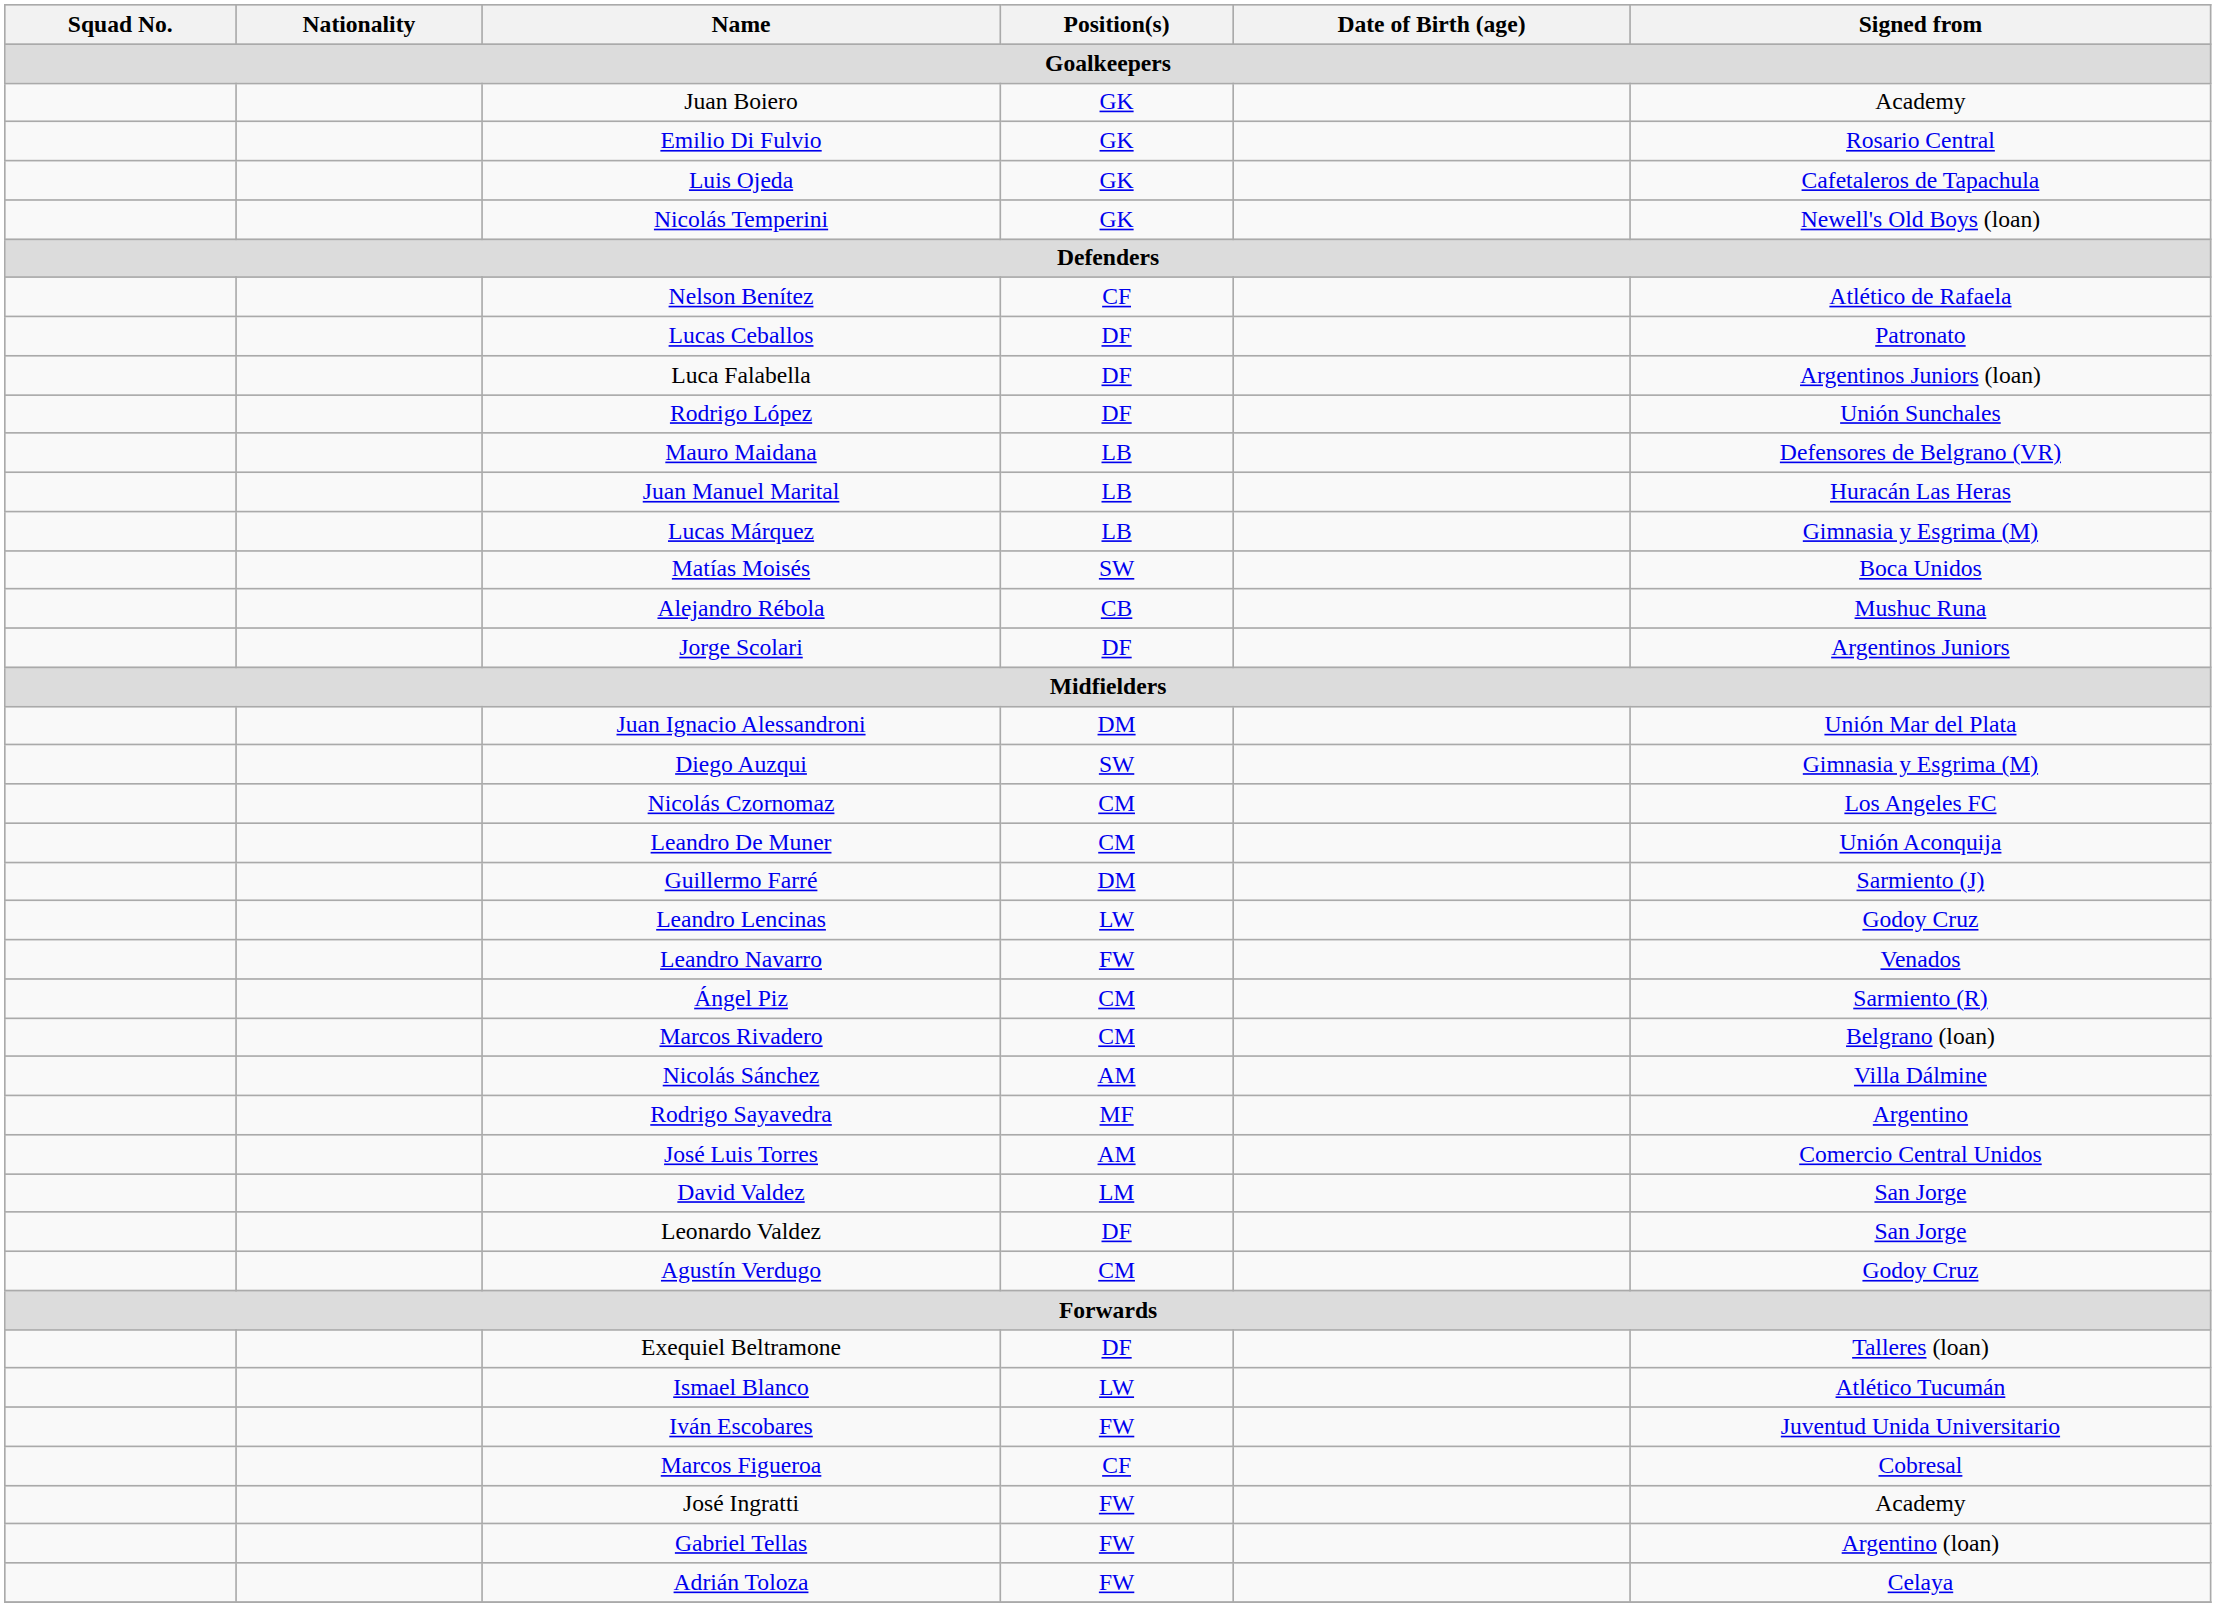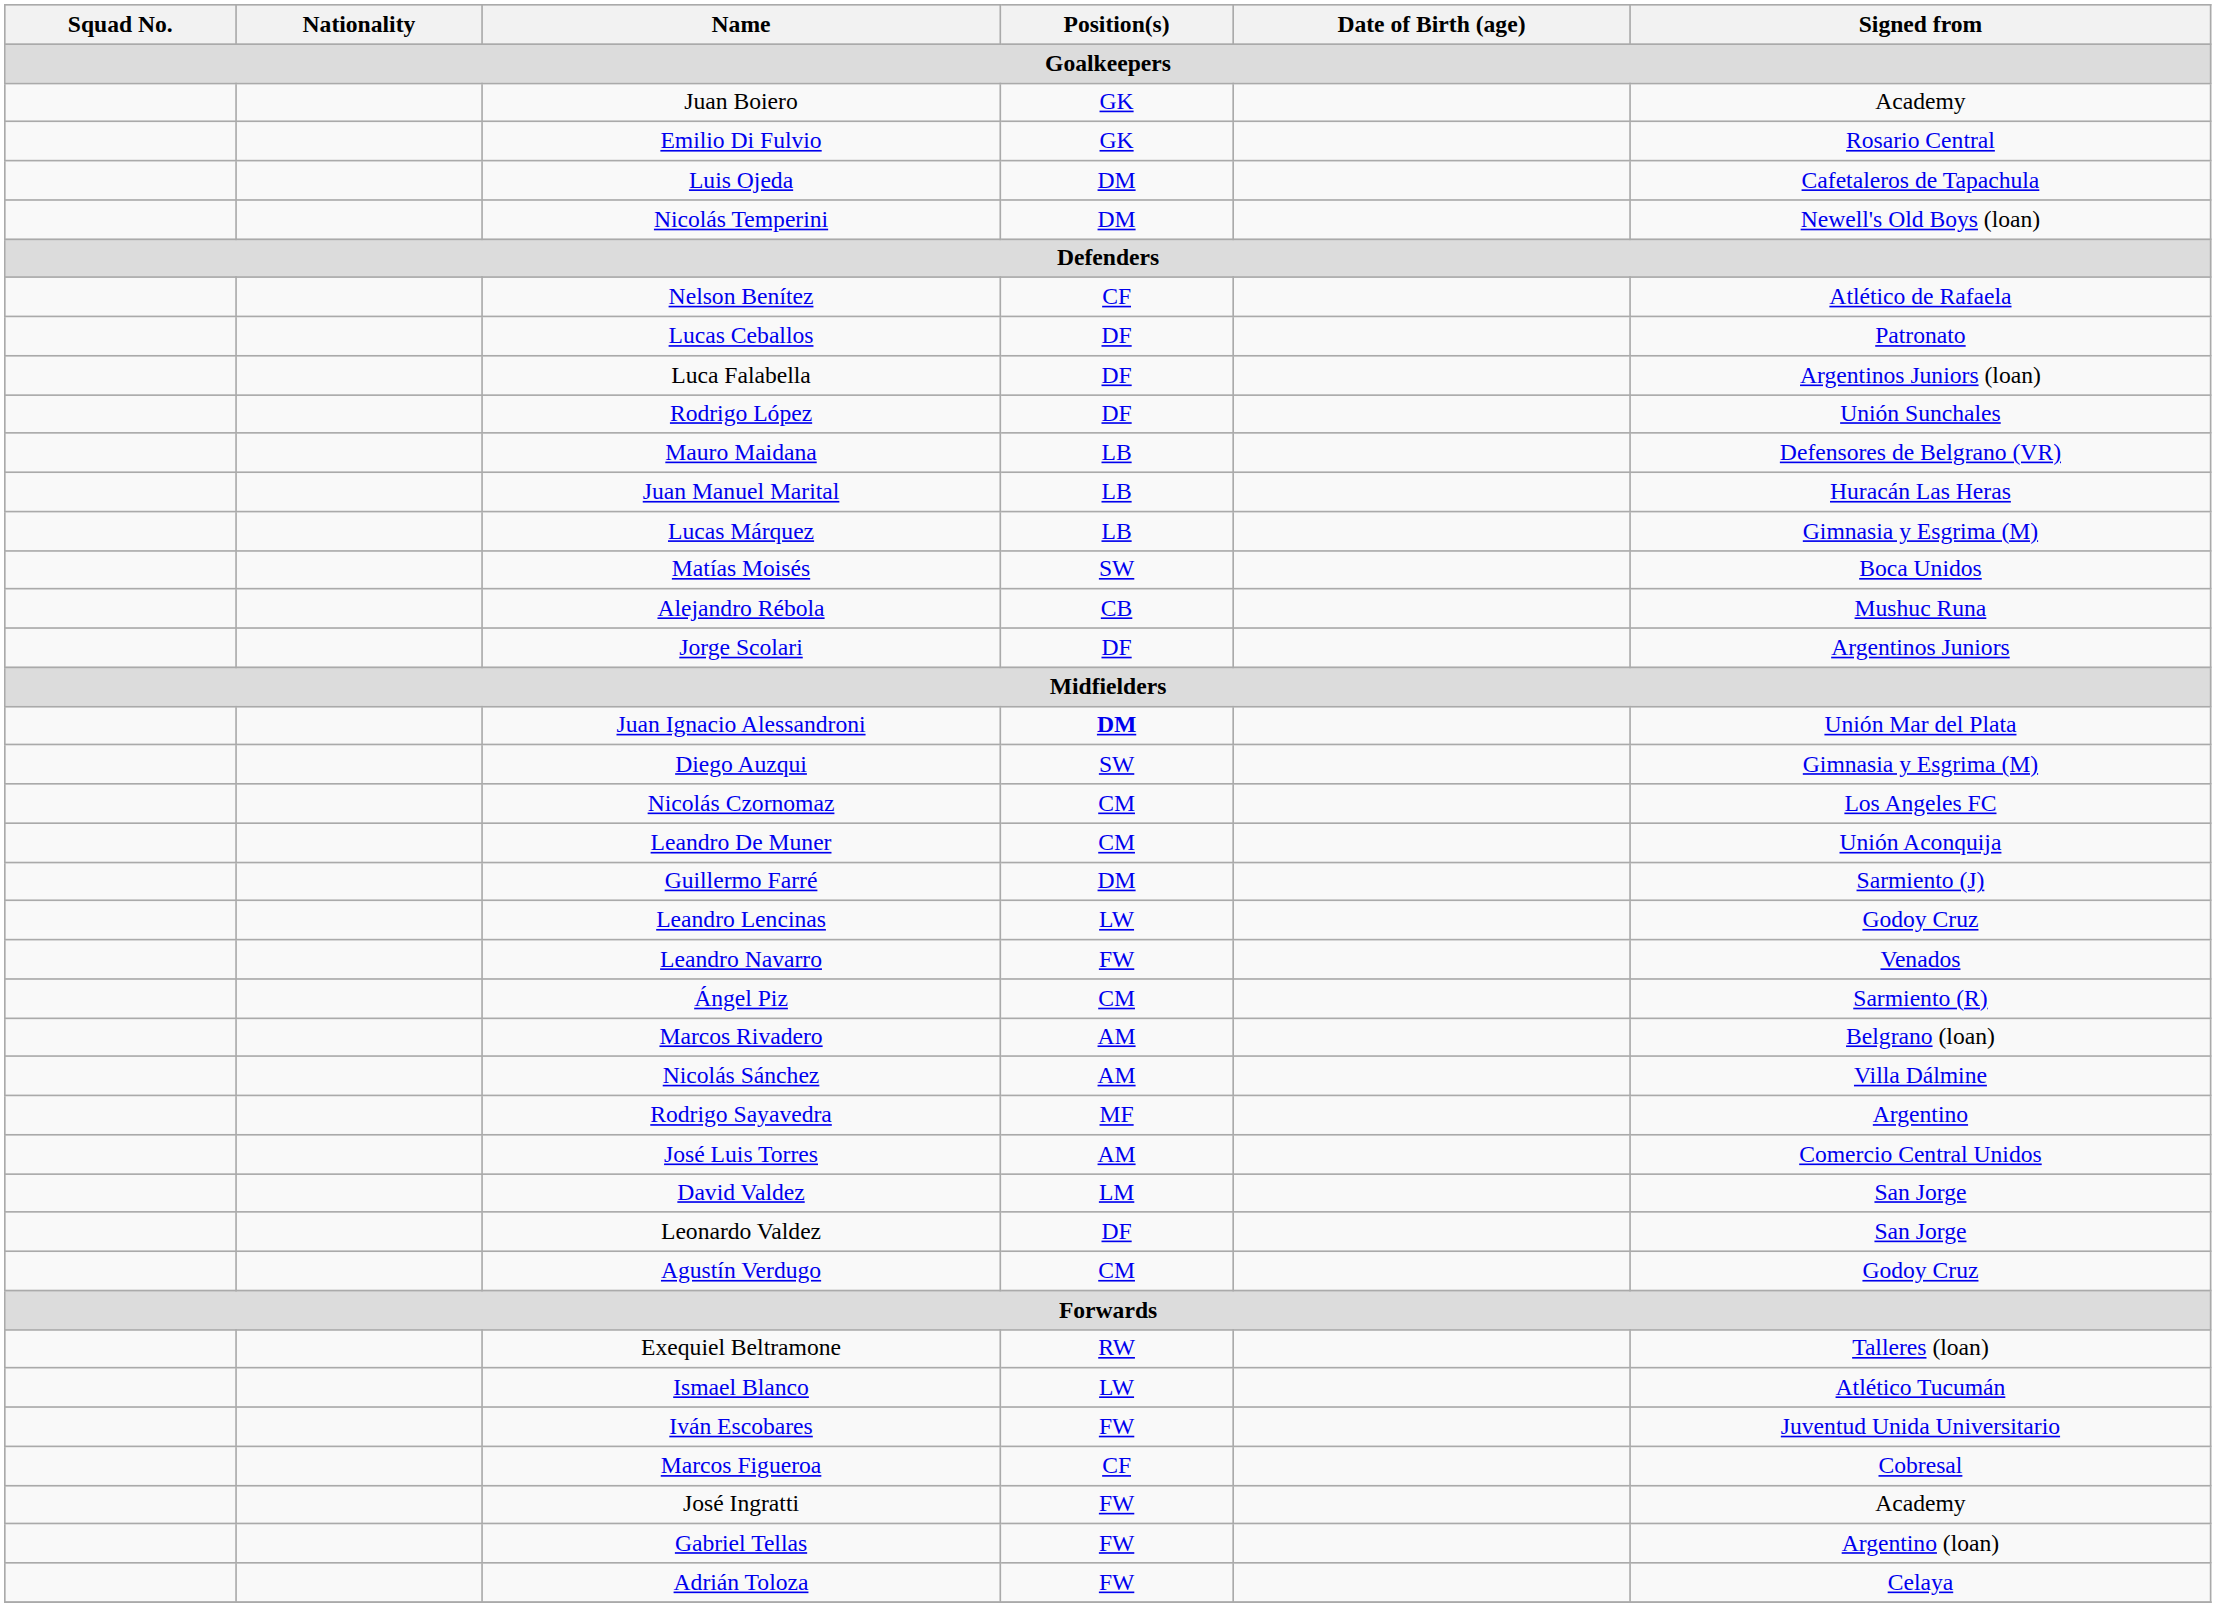(1117, 180) GK -> (1117, 180) DM
(1117, 219) GK -> (1117, 219) DM
(1117, 725) normal -> (1117, 725) bold
(1117, 1037) CM -> (1117, 1037) AM
(1117, 1348) DF -> (1117, 1348) RW
